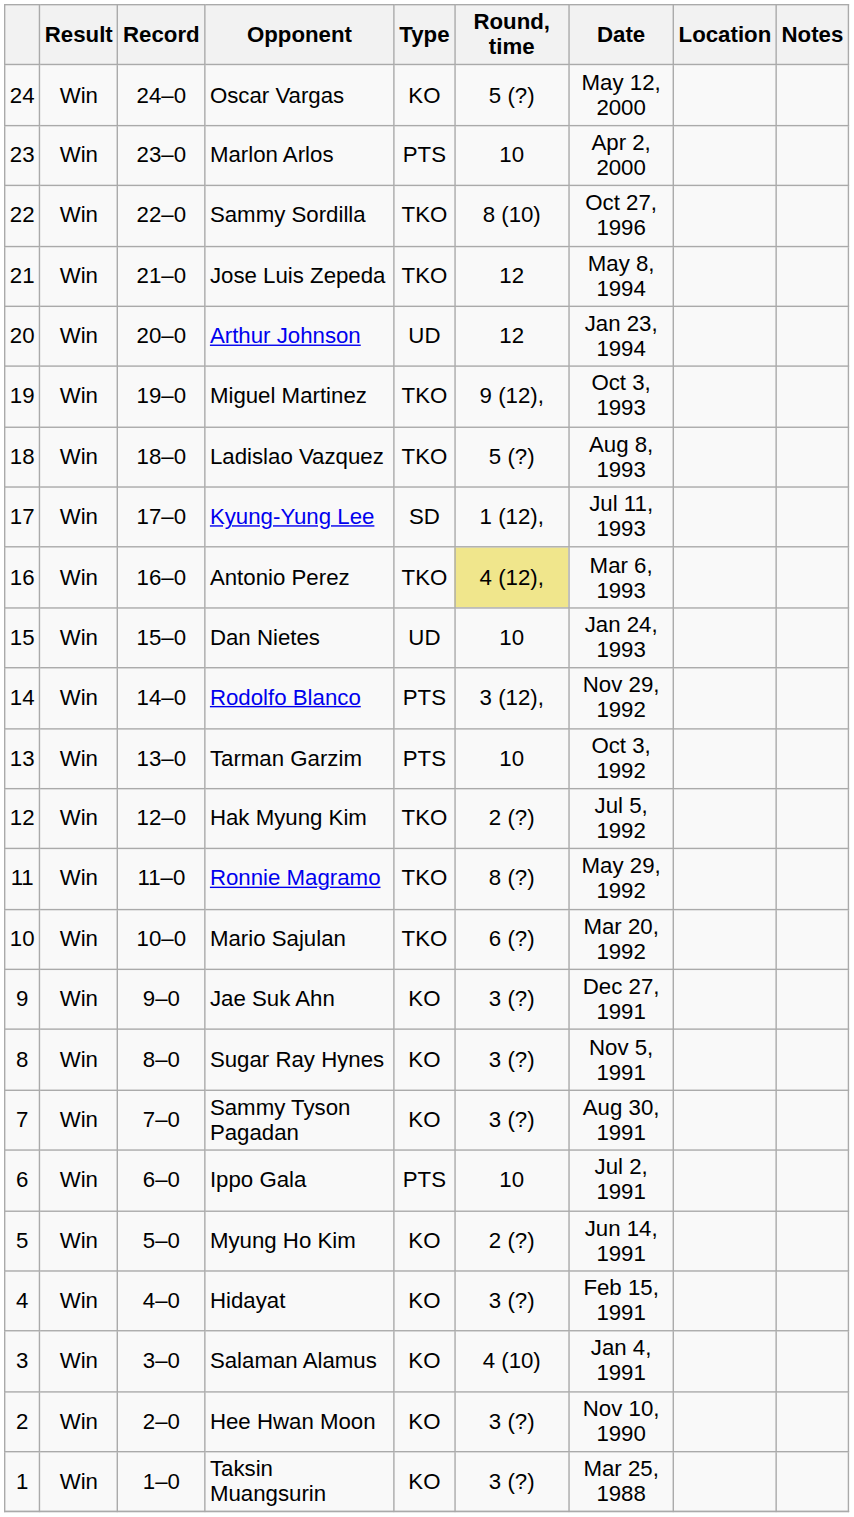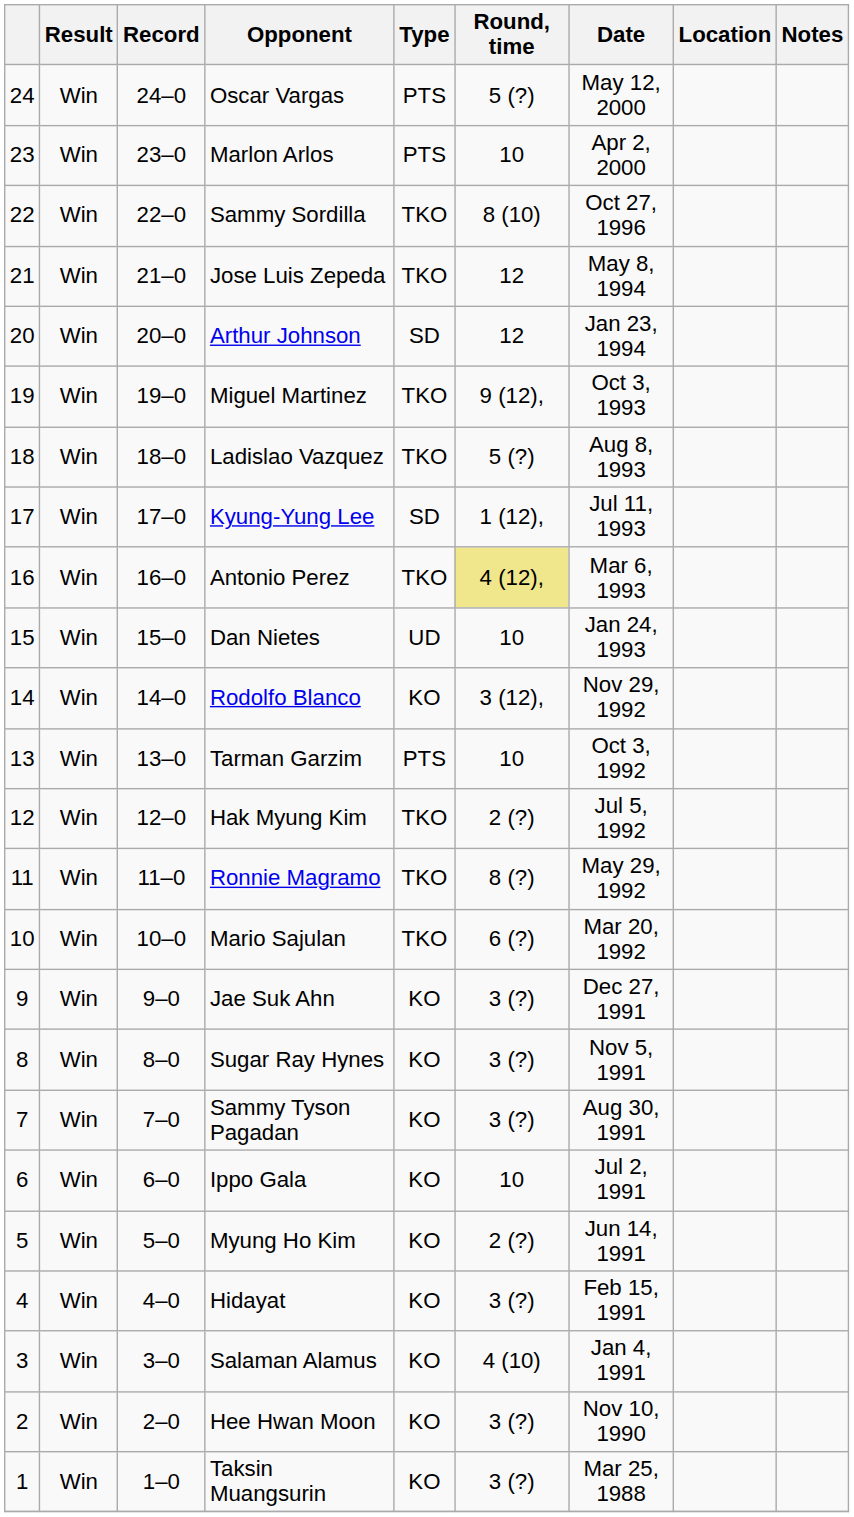(424, 94) KO -> (424, 94) PTS
(424, 336) UD -> (424, 336) SD
(424, 697) PTS -> (424, 697) KO
(424, 1180) PTS -> (424, 1180) KO
